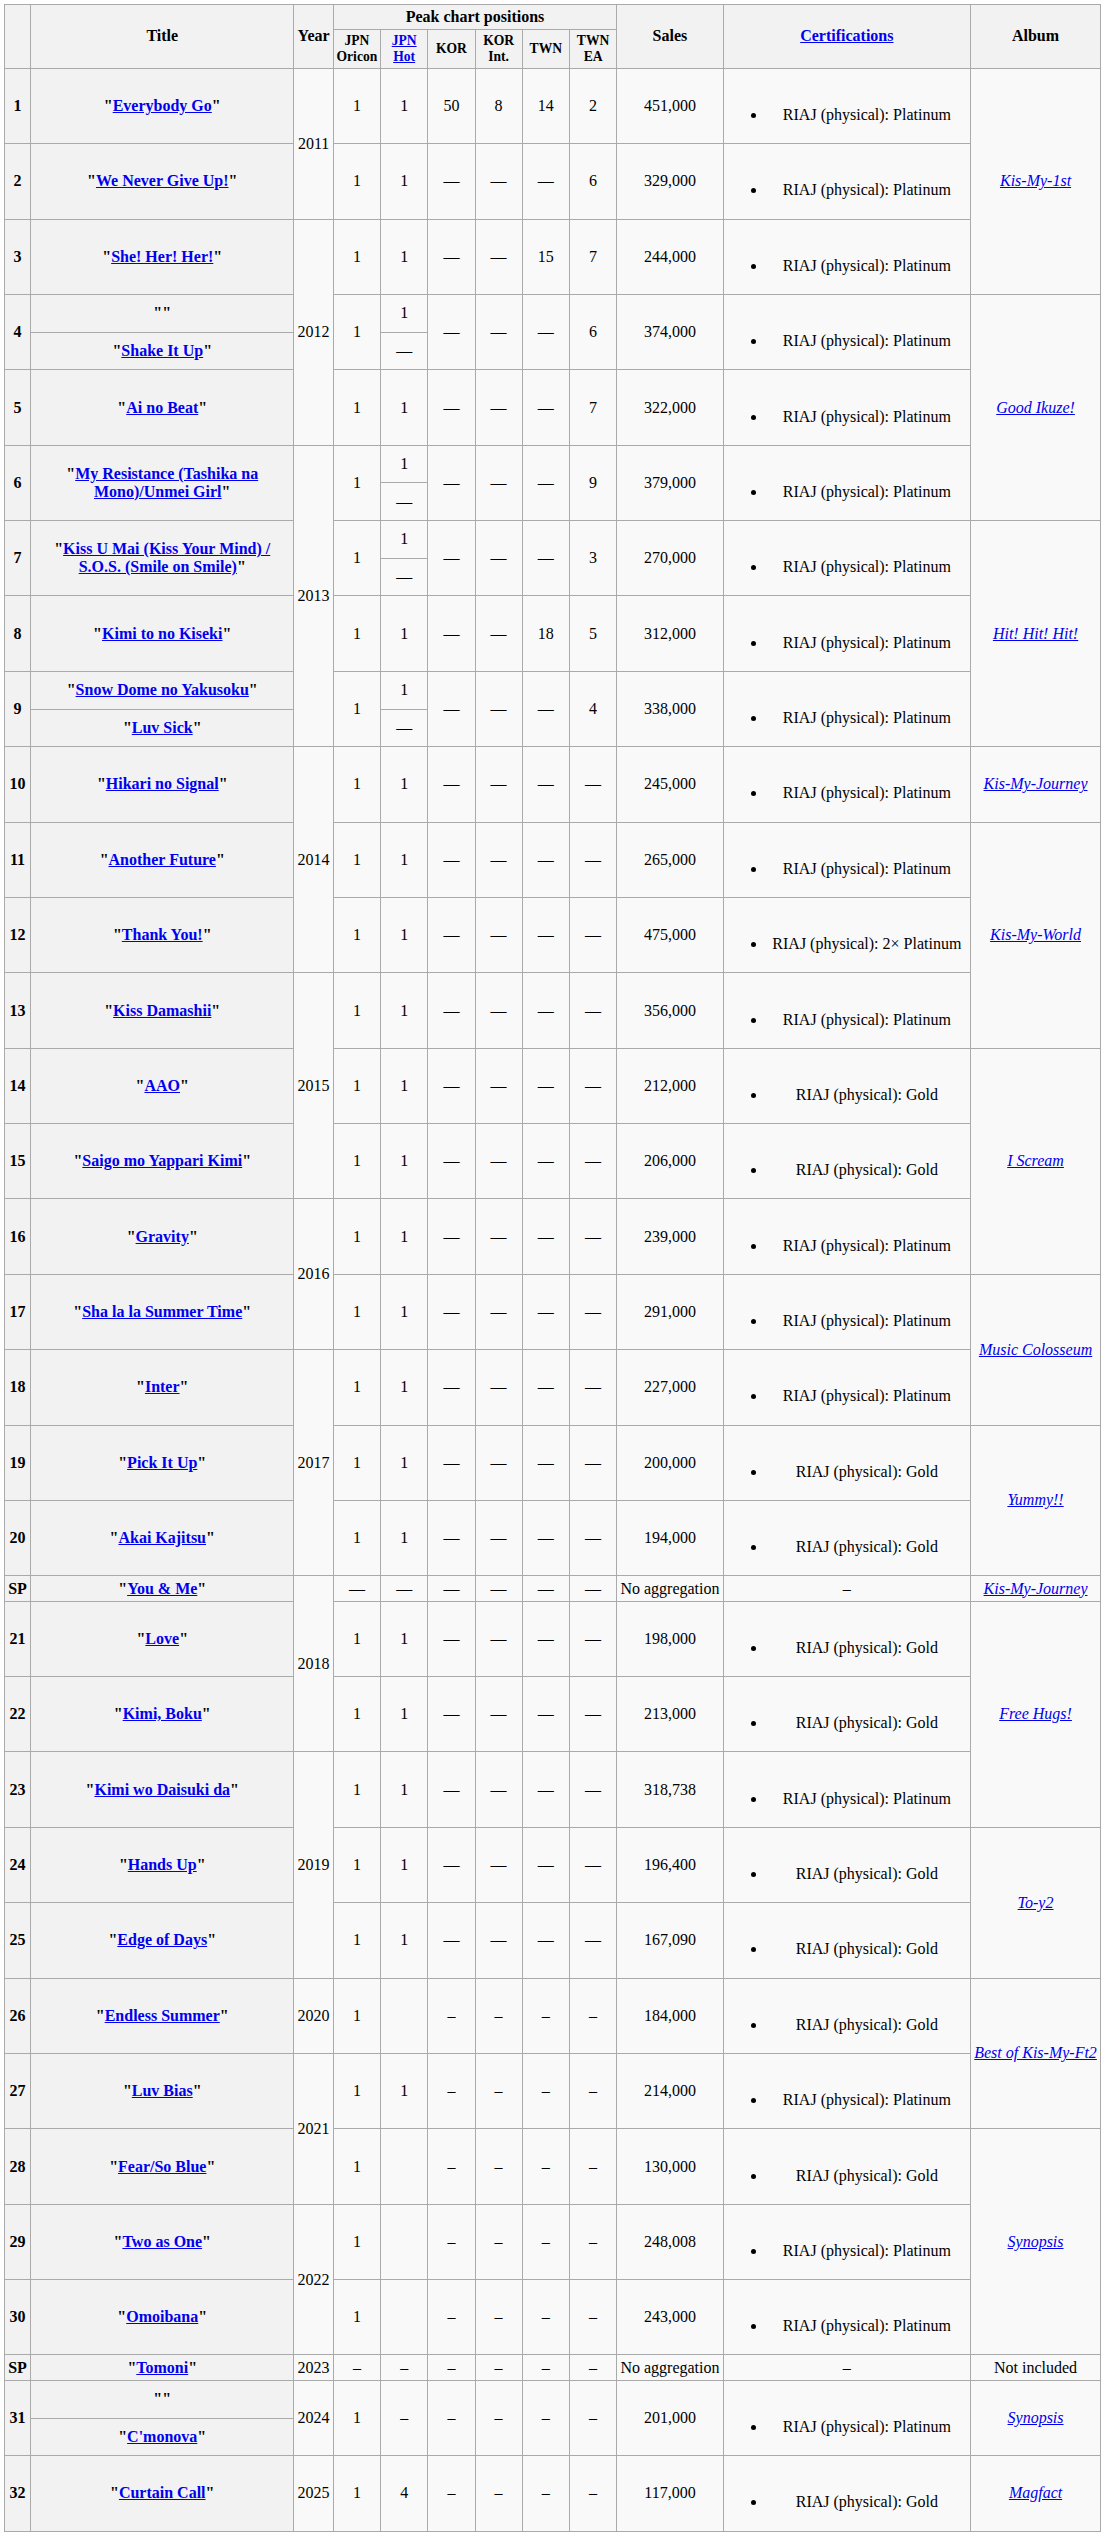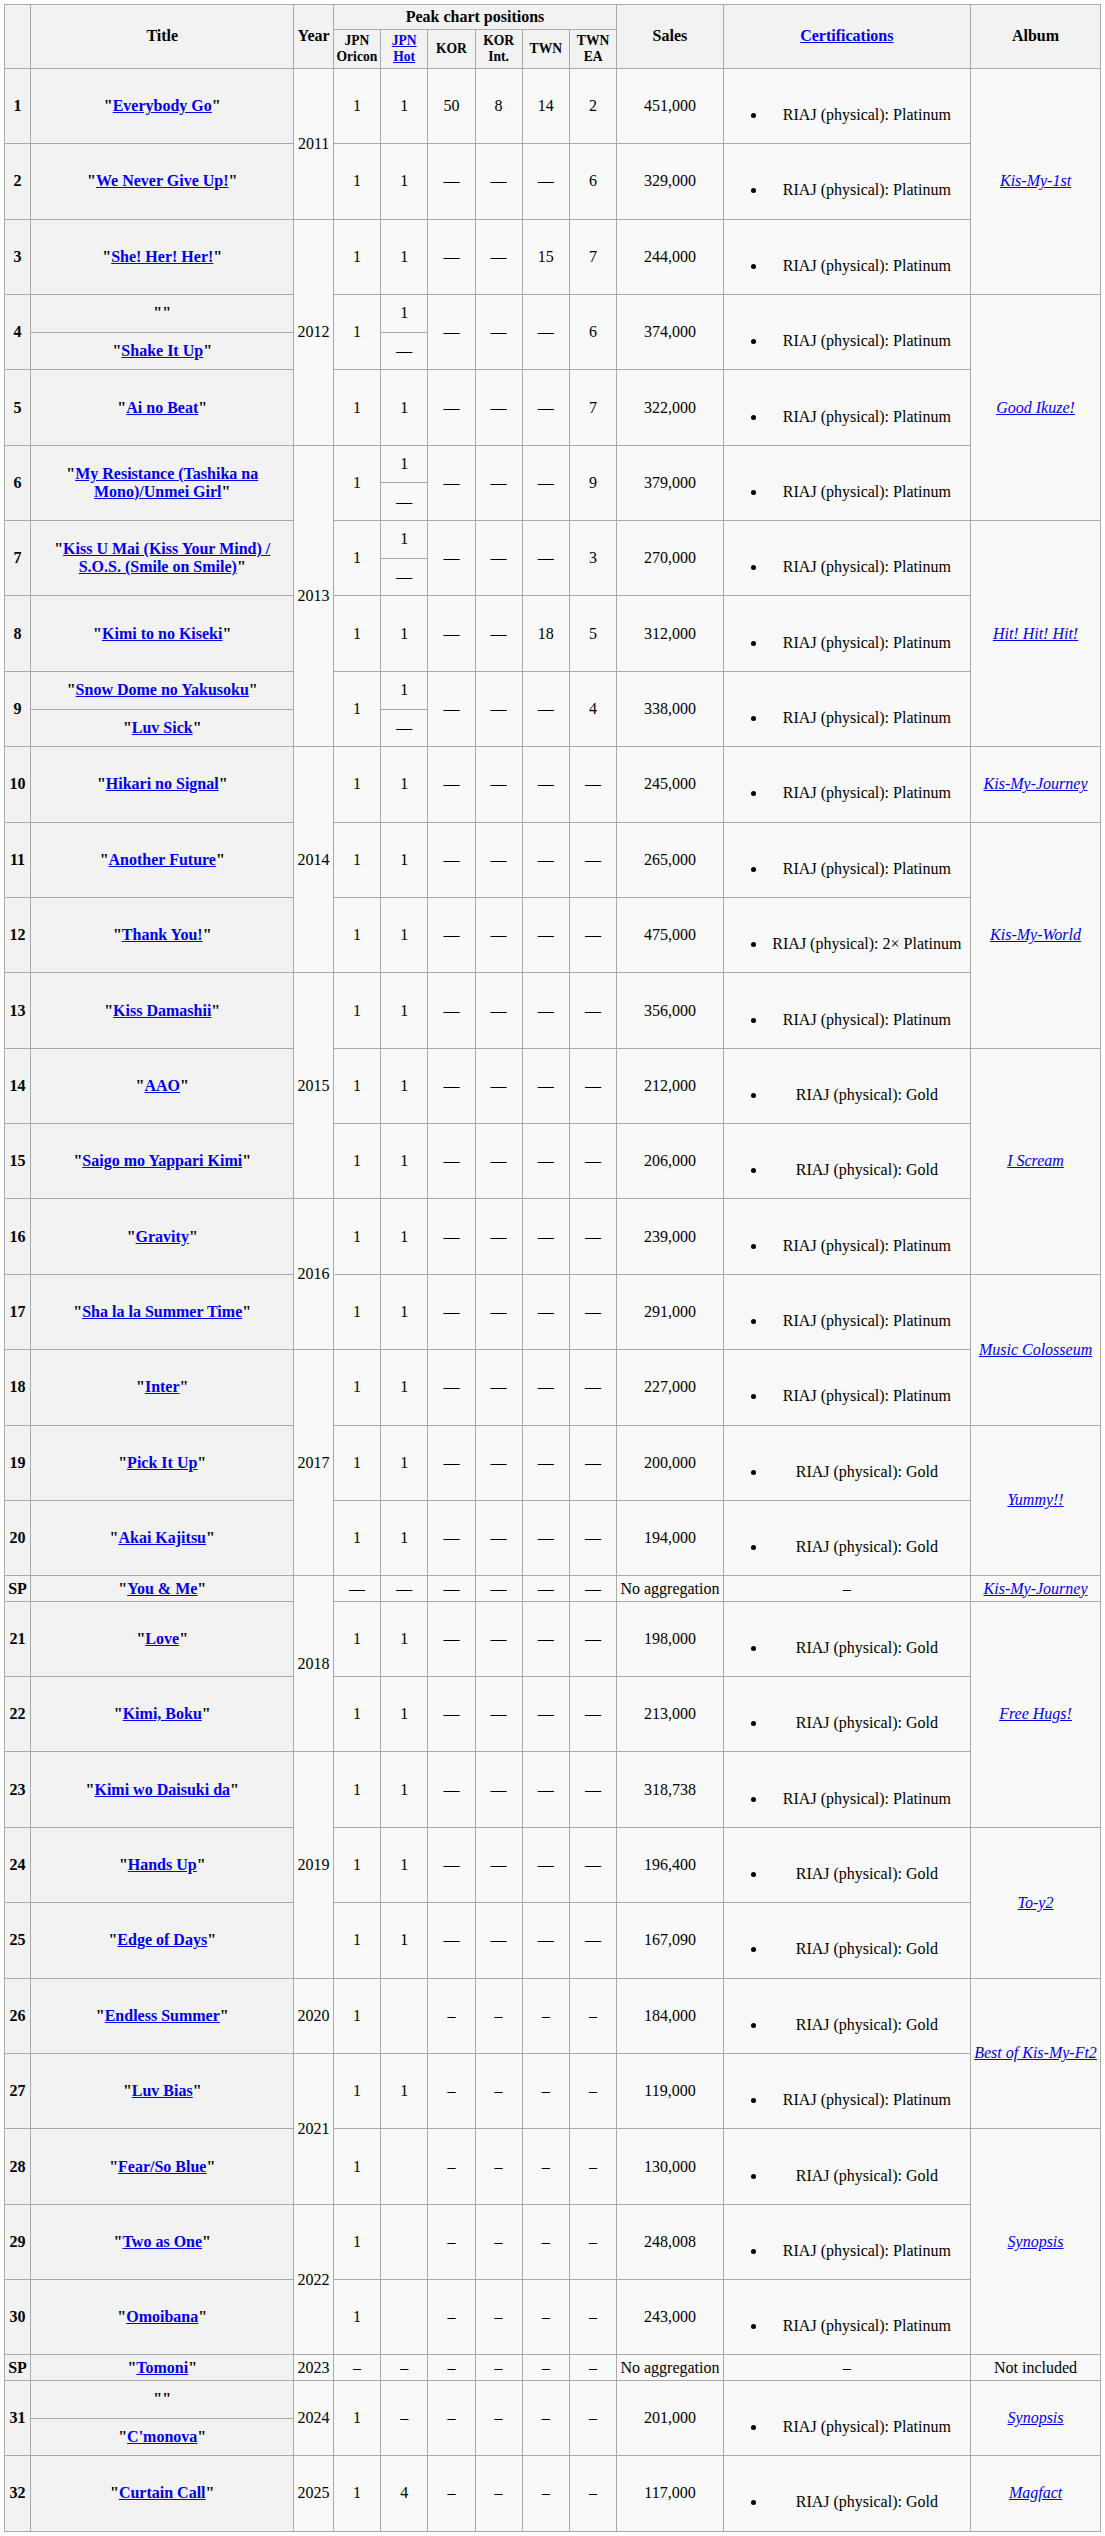(670, 2091) 214,000 -> (670, 2091) 119,000
